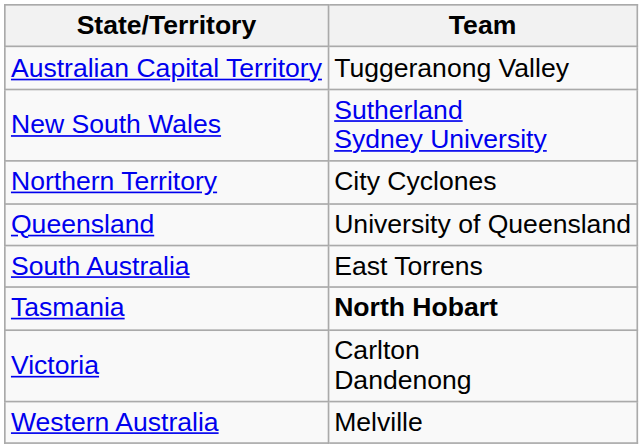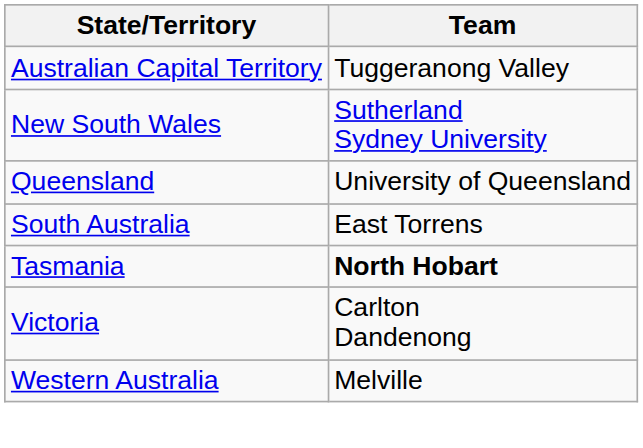- row: (114, 181)
